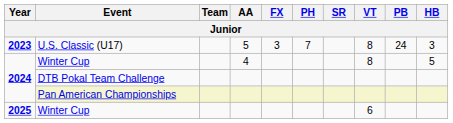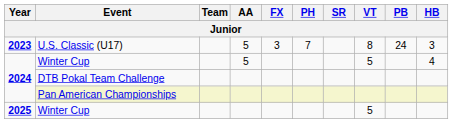(246, 62) 4 -> (246, 62) 5
(370, 62) 8 -> (370, 62) 5
(432, 62) 5 -> (432, 62) 4
(370, 111) 6 -> (370, 111) 5
